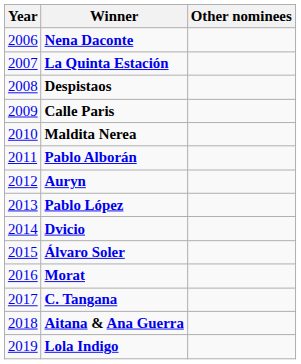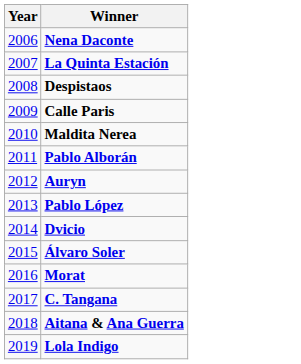- column: (241, 16)
